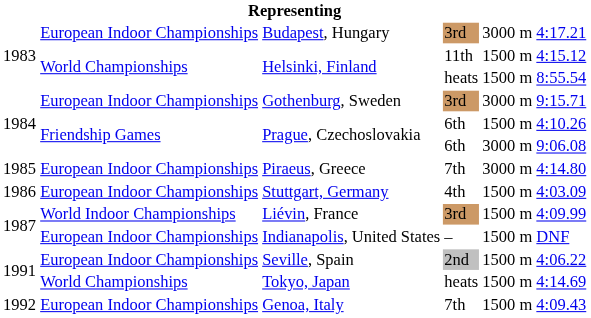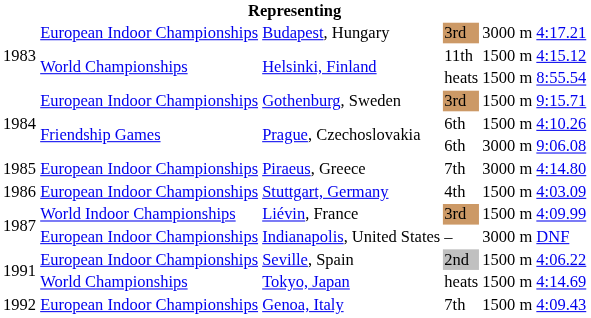(507, 100) 3000 m -> (507, 100) 1500 m
(507, 236) 1500 m -> (507, 236) 3000 m
